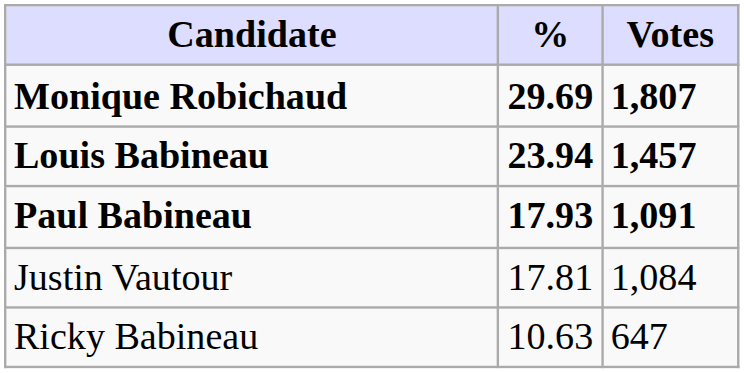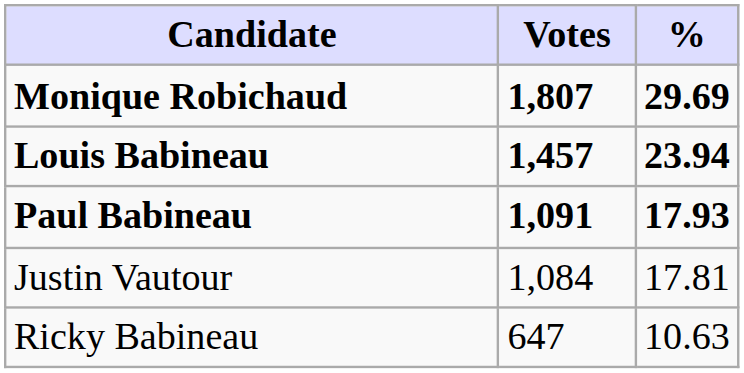columns swapped: (670, 34) <-> (550, 34)
